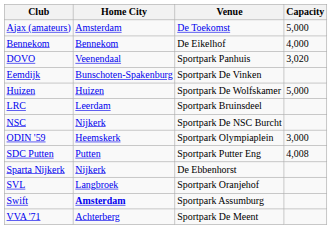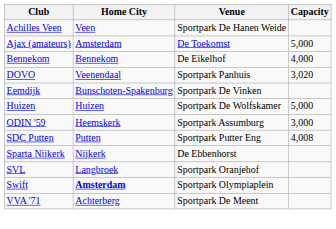+ row: (34, 28)
- row: (16, 106)
- row: (16, 122)
(225, 138) Sportpark Olympiaplein -> (221, 122) Sportpark Assumburg
(221, 201) Sportpark Assumburg -> (225, 185) Sportpark Olympiaplein
